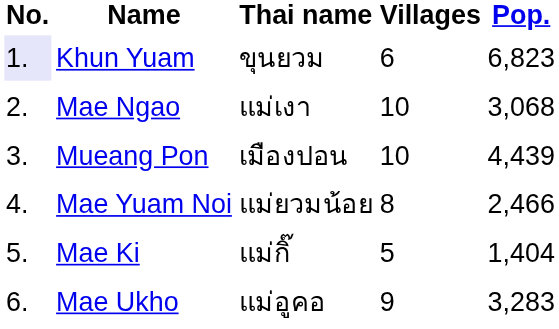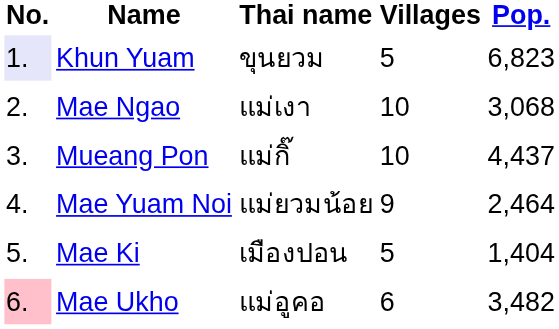(387, 57) 6 -> (387, 57) 5
(293, 155) เมืองปอน -> (265, 155) แม่กิ๊
(521, 155) 4,439 -> (521, 155) 4,437
(387, 203) 8 -> (387, 203) 9
(521, 203) 2,466 -> (521, 203) 2,464
(265, 253) แม่กิ๊ -> (293, 253) เมืองปอน
(17, 301) no background -> (17, 301) pink background
(387, 301) 9 -> (387, 301) 6
(521, 301) 3,283 -> (521, 301) 3,482
